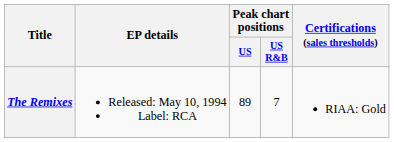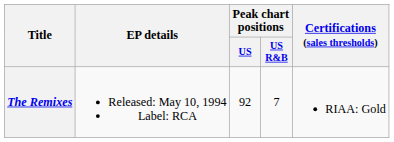(245, 102) 89 -> (245, 102) 92
